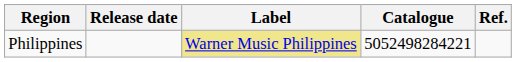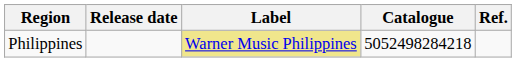(418, 43) 5052498284221 -> (418, 43) 5052498284218
